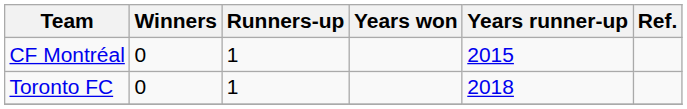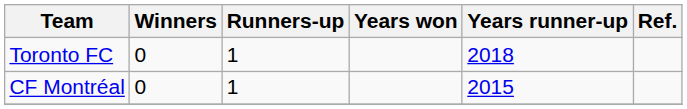rows swapped: (67, 54) <-> (61, 87)
